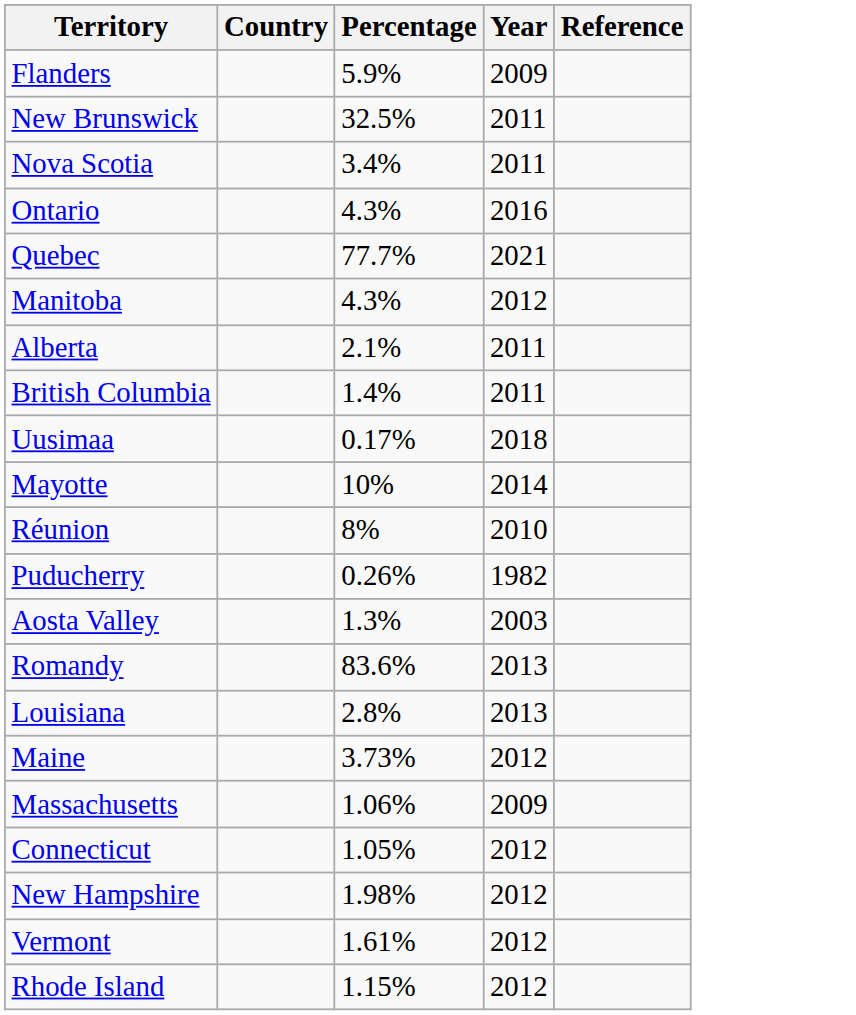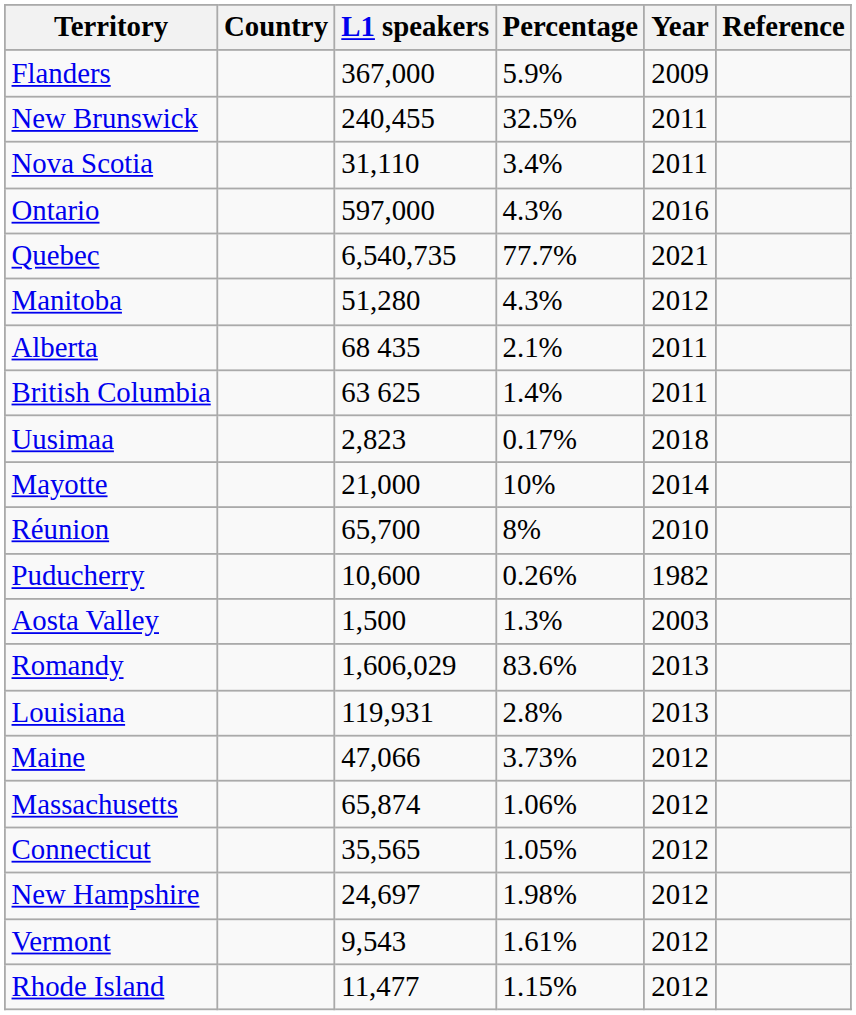+ column: (415, 27)
(519, 803) 2009 -> (680, 803) 2012
